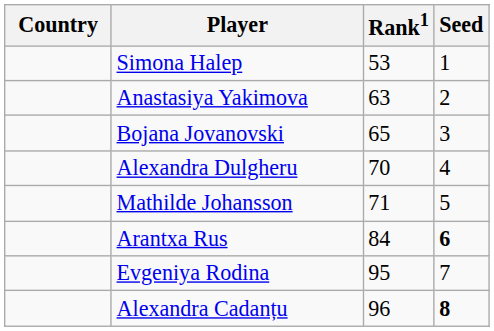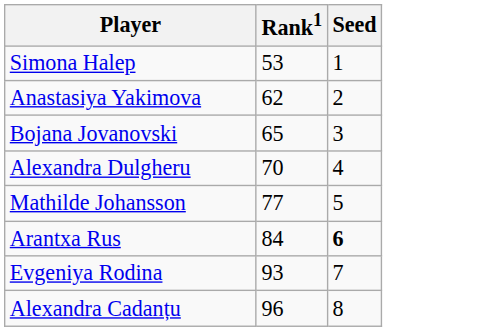- column: (58, 24)
(379, 98) 63 -> (272, 98) 62
(379, 203) 71 -> (272, 203) 77
(379, 273) 95 -> (272, 273) 93
(445, 308) bold -> (338, 308) normal
